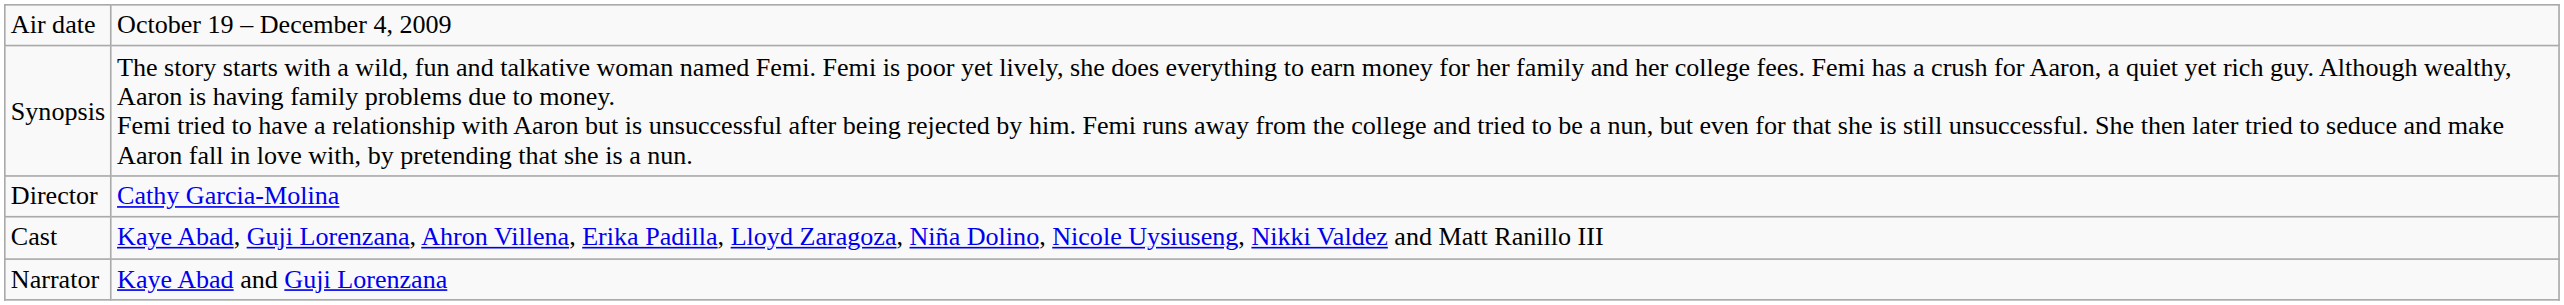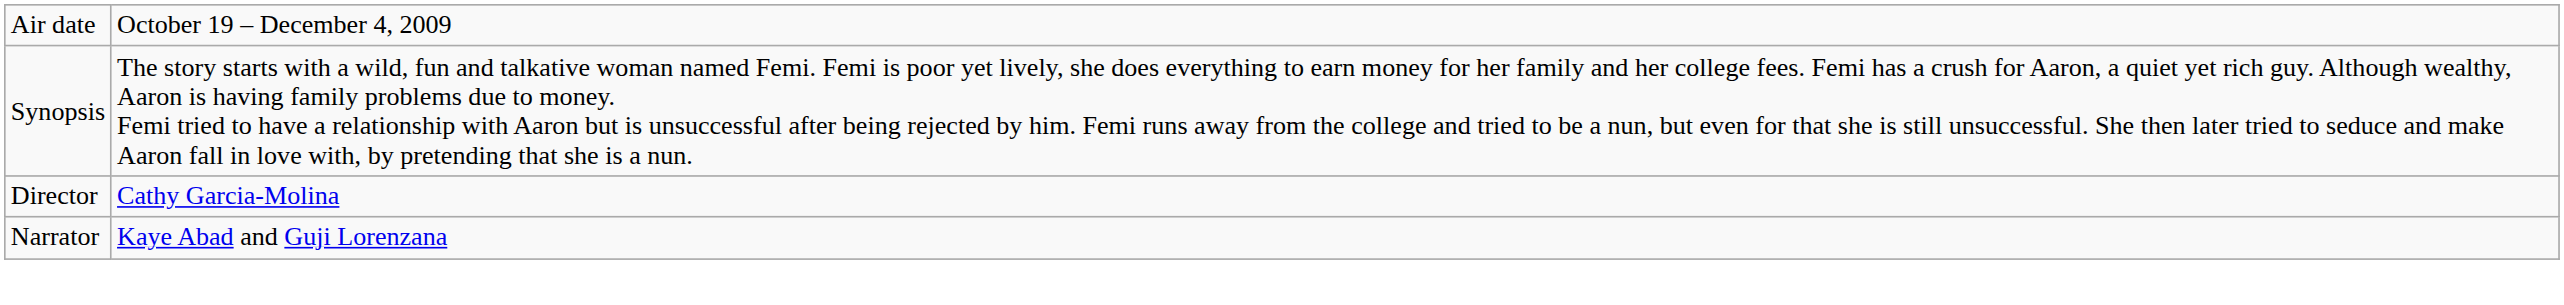- row: (34, 237)
